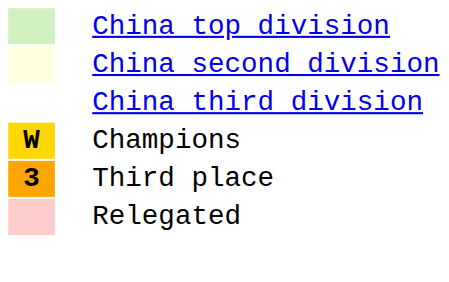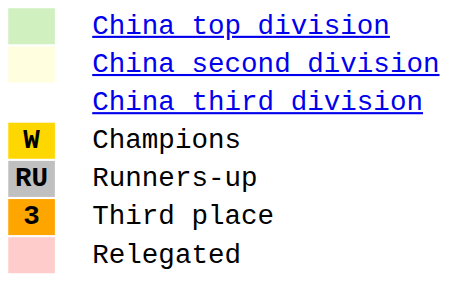+ row: (158, 179)
